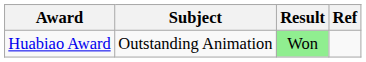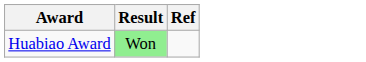- column: (195, 17)
